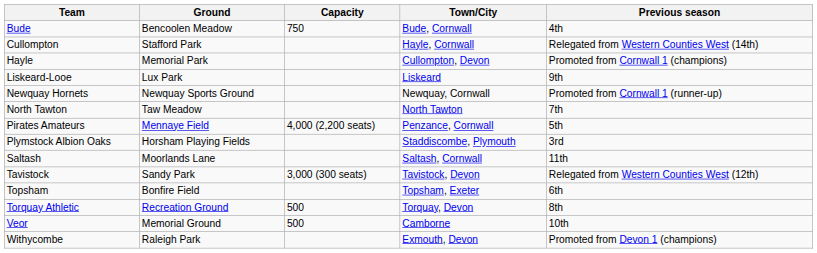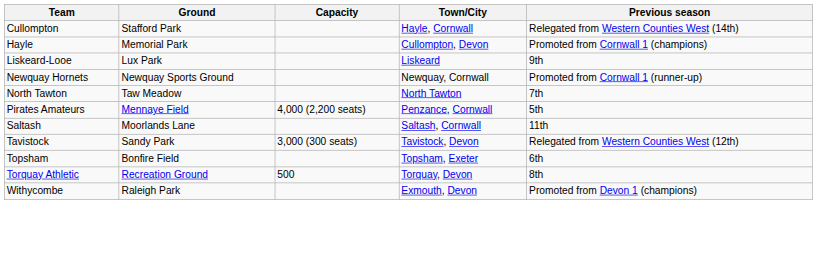- row: (19, 28)
- row: (59, 142)
- row: (17, 223)
